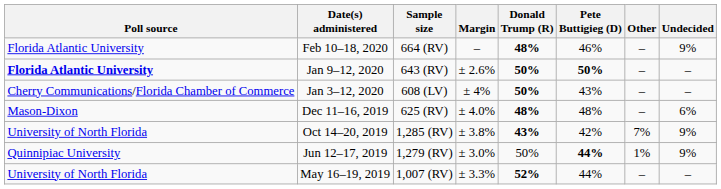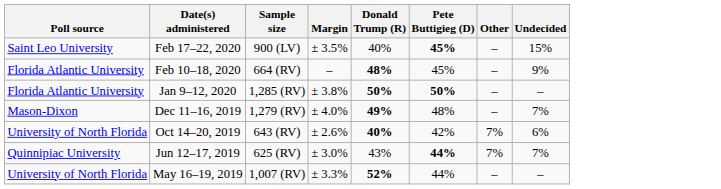+ row: (198, 48)
(590, 48) 46% -> (443, 69) 45%
(80, 69) bold -> (76, 90) normal
(424, 69) 643 (RV) -> (277, 90) 1,285 (RV)
(477, 69) ± 2.6% -> (330, 90) ± 3.8%
- row: (345, 90)
(424, 111) 625 (RV) -> (277, 111) 1,279 (RV)
(527, 111) 48% -> (380, 111) 49%
(688, 111) 6% -> (540, 111) 7%
(424, 132) 1,285 (RV) -> (277, 132) 643 (RV)
(477, 132) ± 3.8% -> (330, 132) ± 2.6%
(527, 132) 43% -> (380, 132) 40%
(688, 132) 9% -> (540, 132) 6%
(424, 153) 1,279 (RV) -> (277, 153) 625 (RV)
(527, 153) 50% -> (380, 153) 43%
(642, 153) 1% -> (495, 153) 7%
(688, 153) 9% -> (540, 153) 7%
